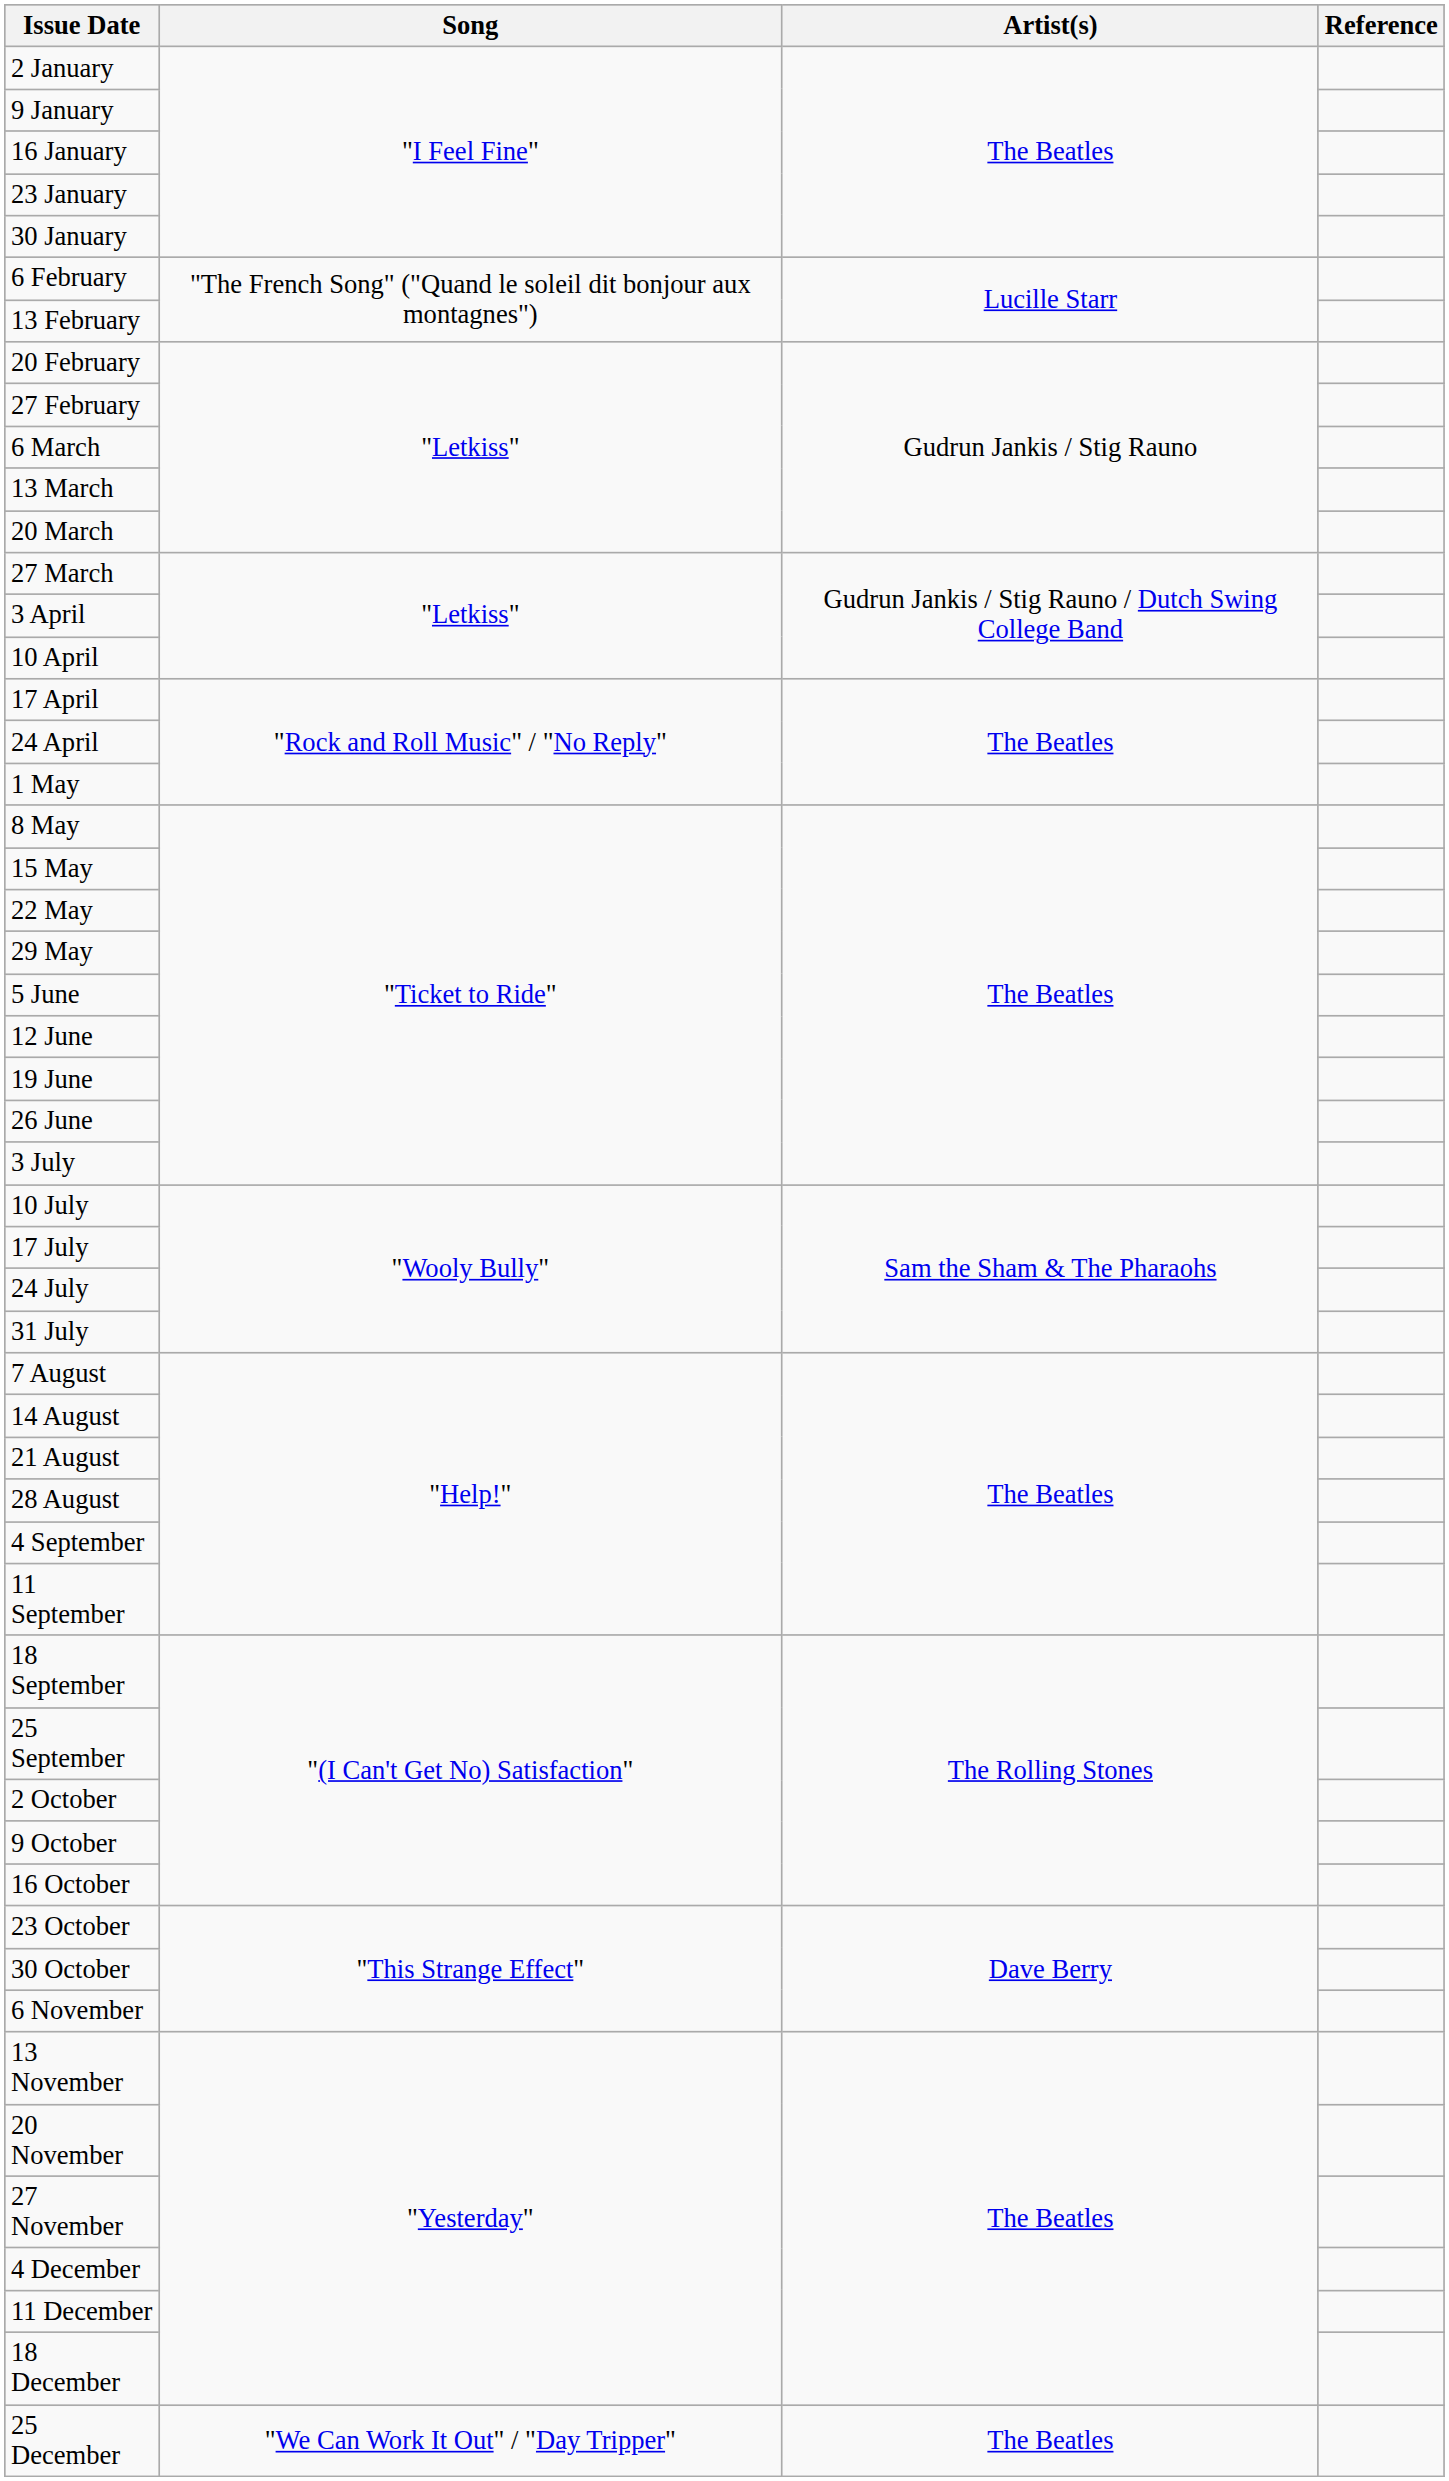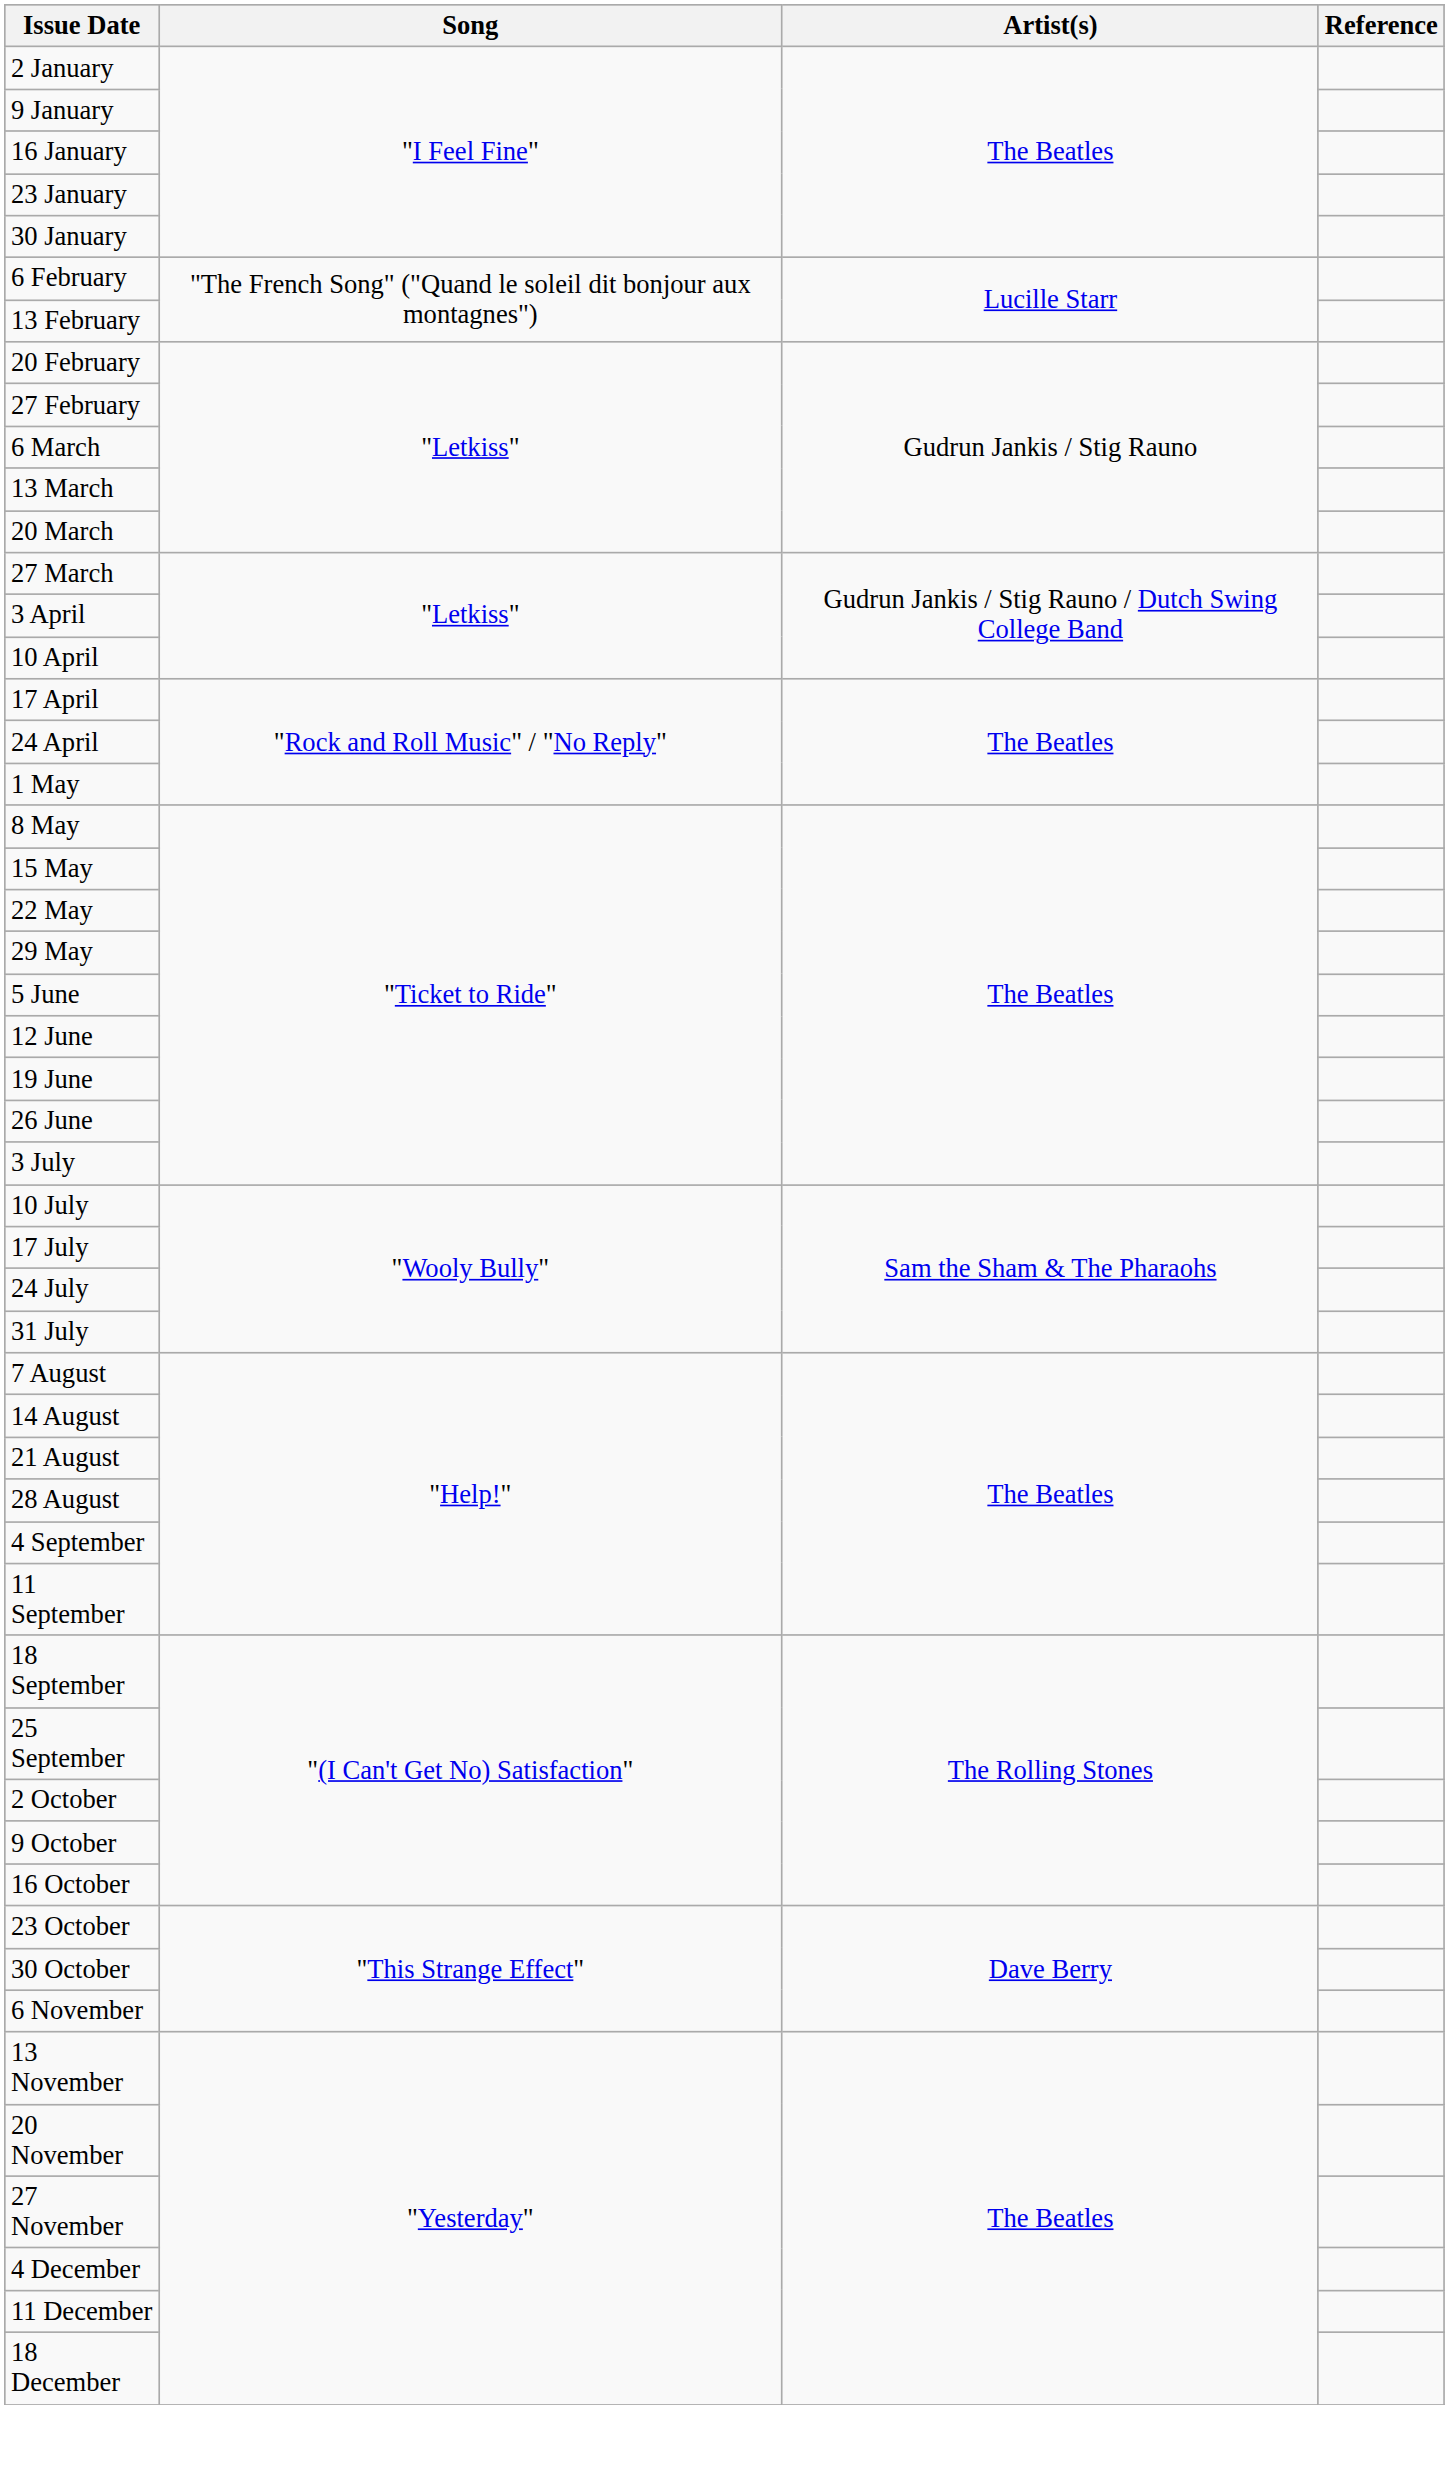- row: (66, 2440)
